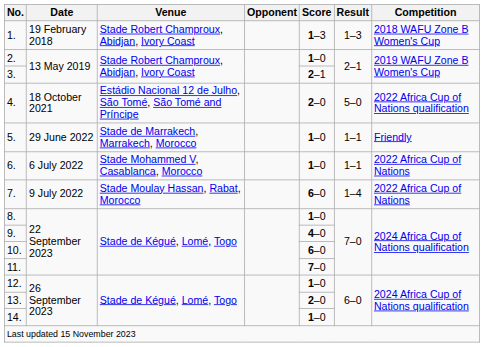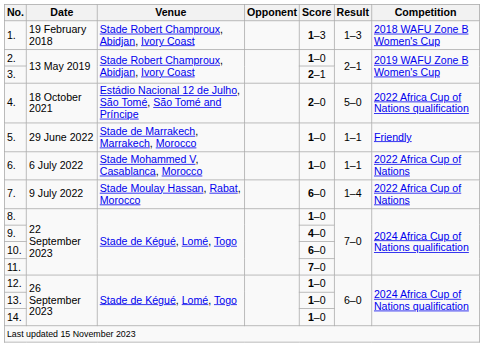(317, 300) 2–0 -> (317, 300) 1–0
